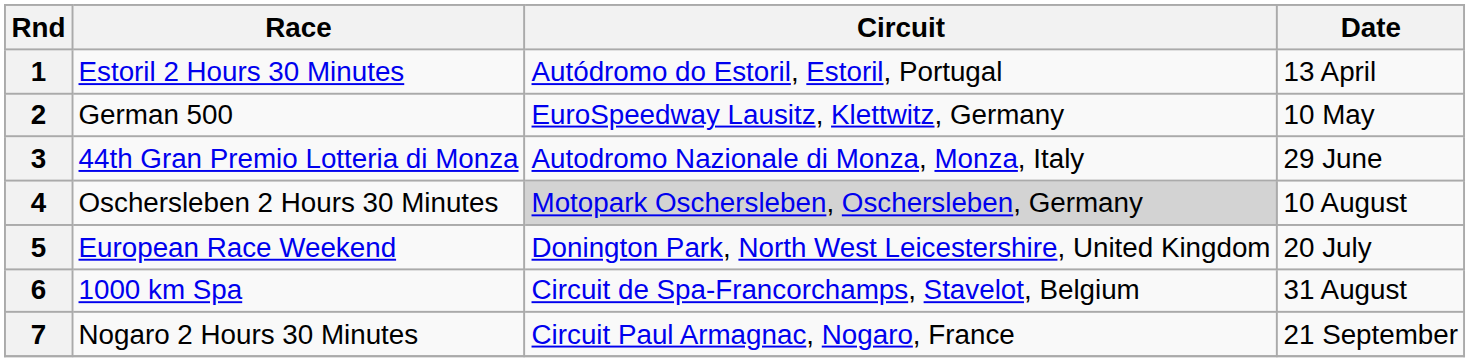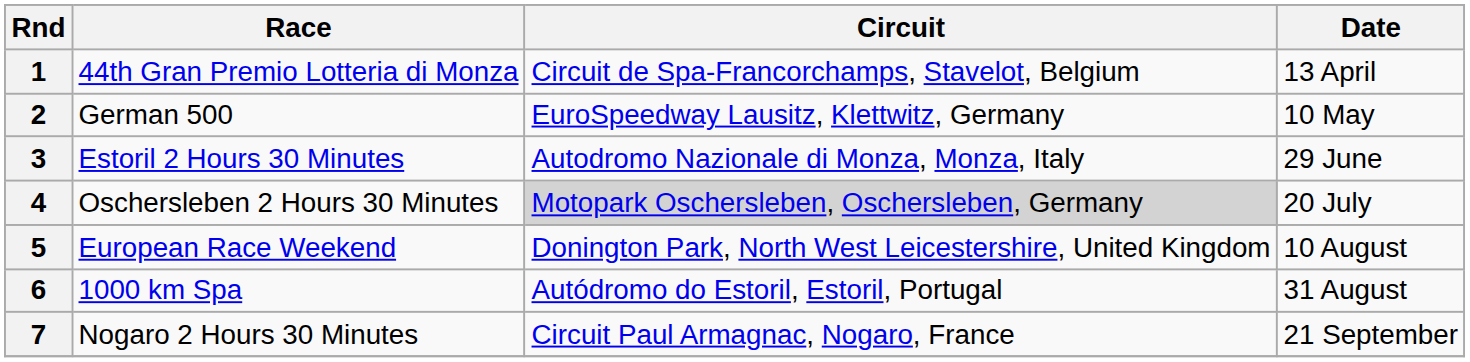(241, 71) Estoril 2 Hours 30 Minutes -> (299, 71) 44th Gran Premio Lotteria di Monza
(767, 71) Autódromo do Estoril, Estoril, Portugal -> (836, 71) Circuit de Spa-Francorchamps, Stavelot, Belgium
(299, 159) 44th Gran Premio Lotteria di Monza -> (241, 159) Estoril 2 Hours 30 Minutes
(1345, 203) 10 August -> (1328, 203) 20 July
(1328, 247) 20 July -> (1345, 247) 10 August
(836, 291) Circuit de Spa-Francorchamps, Stavelot, Belgium -> (767, 291) Autódromo do Estoril, Estoril, Portugal
